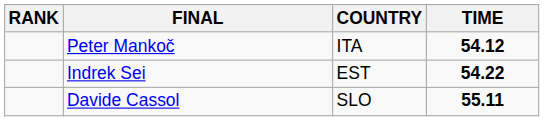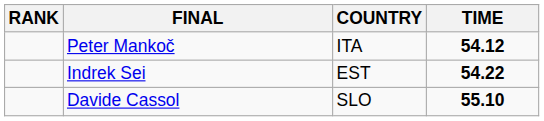(483, 101) 55.11 -> (483, 101) 55.10
